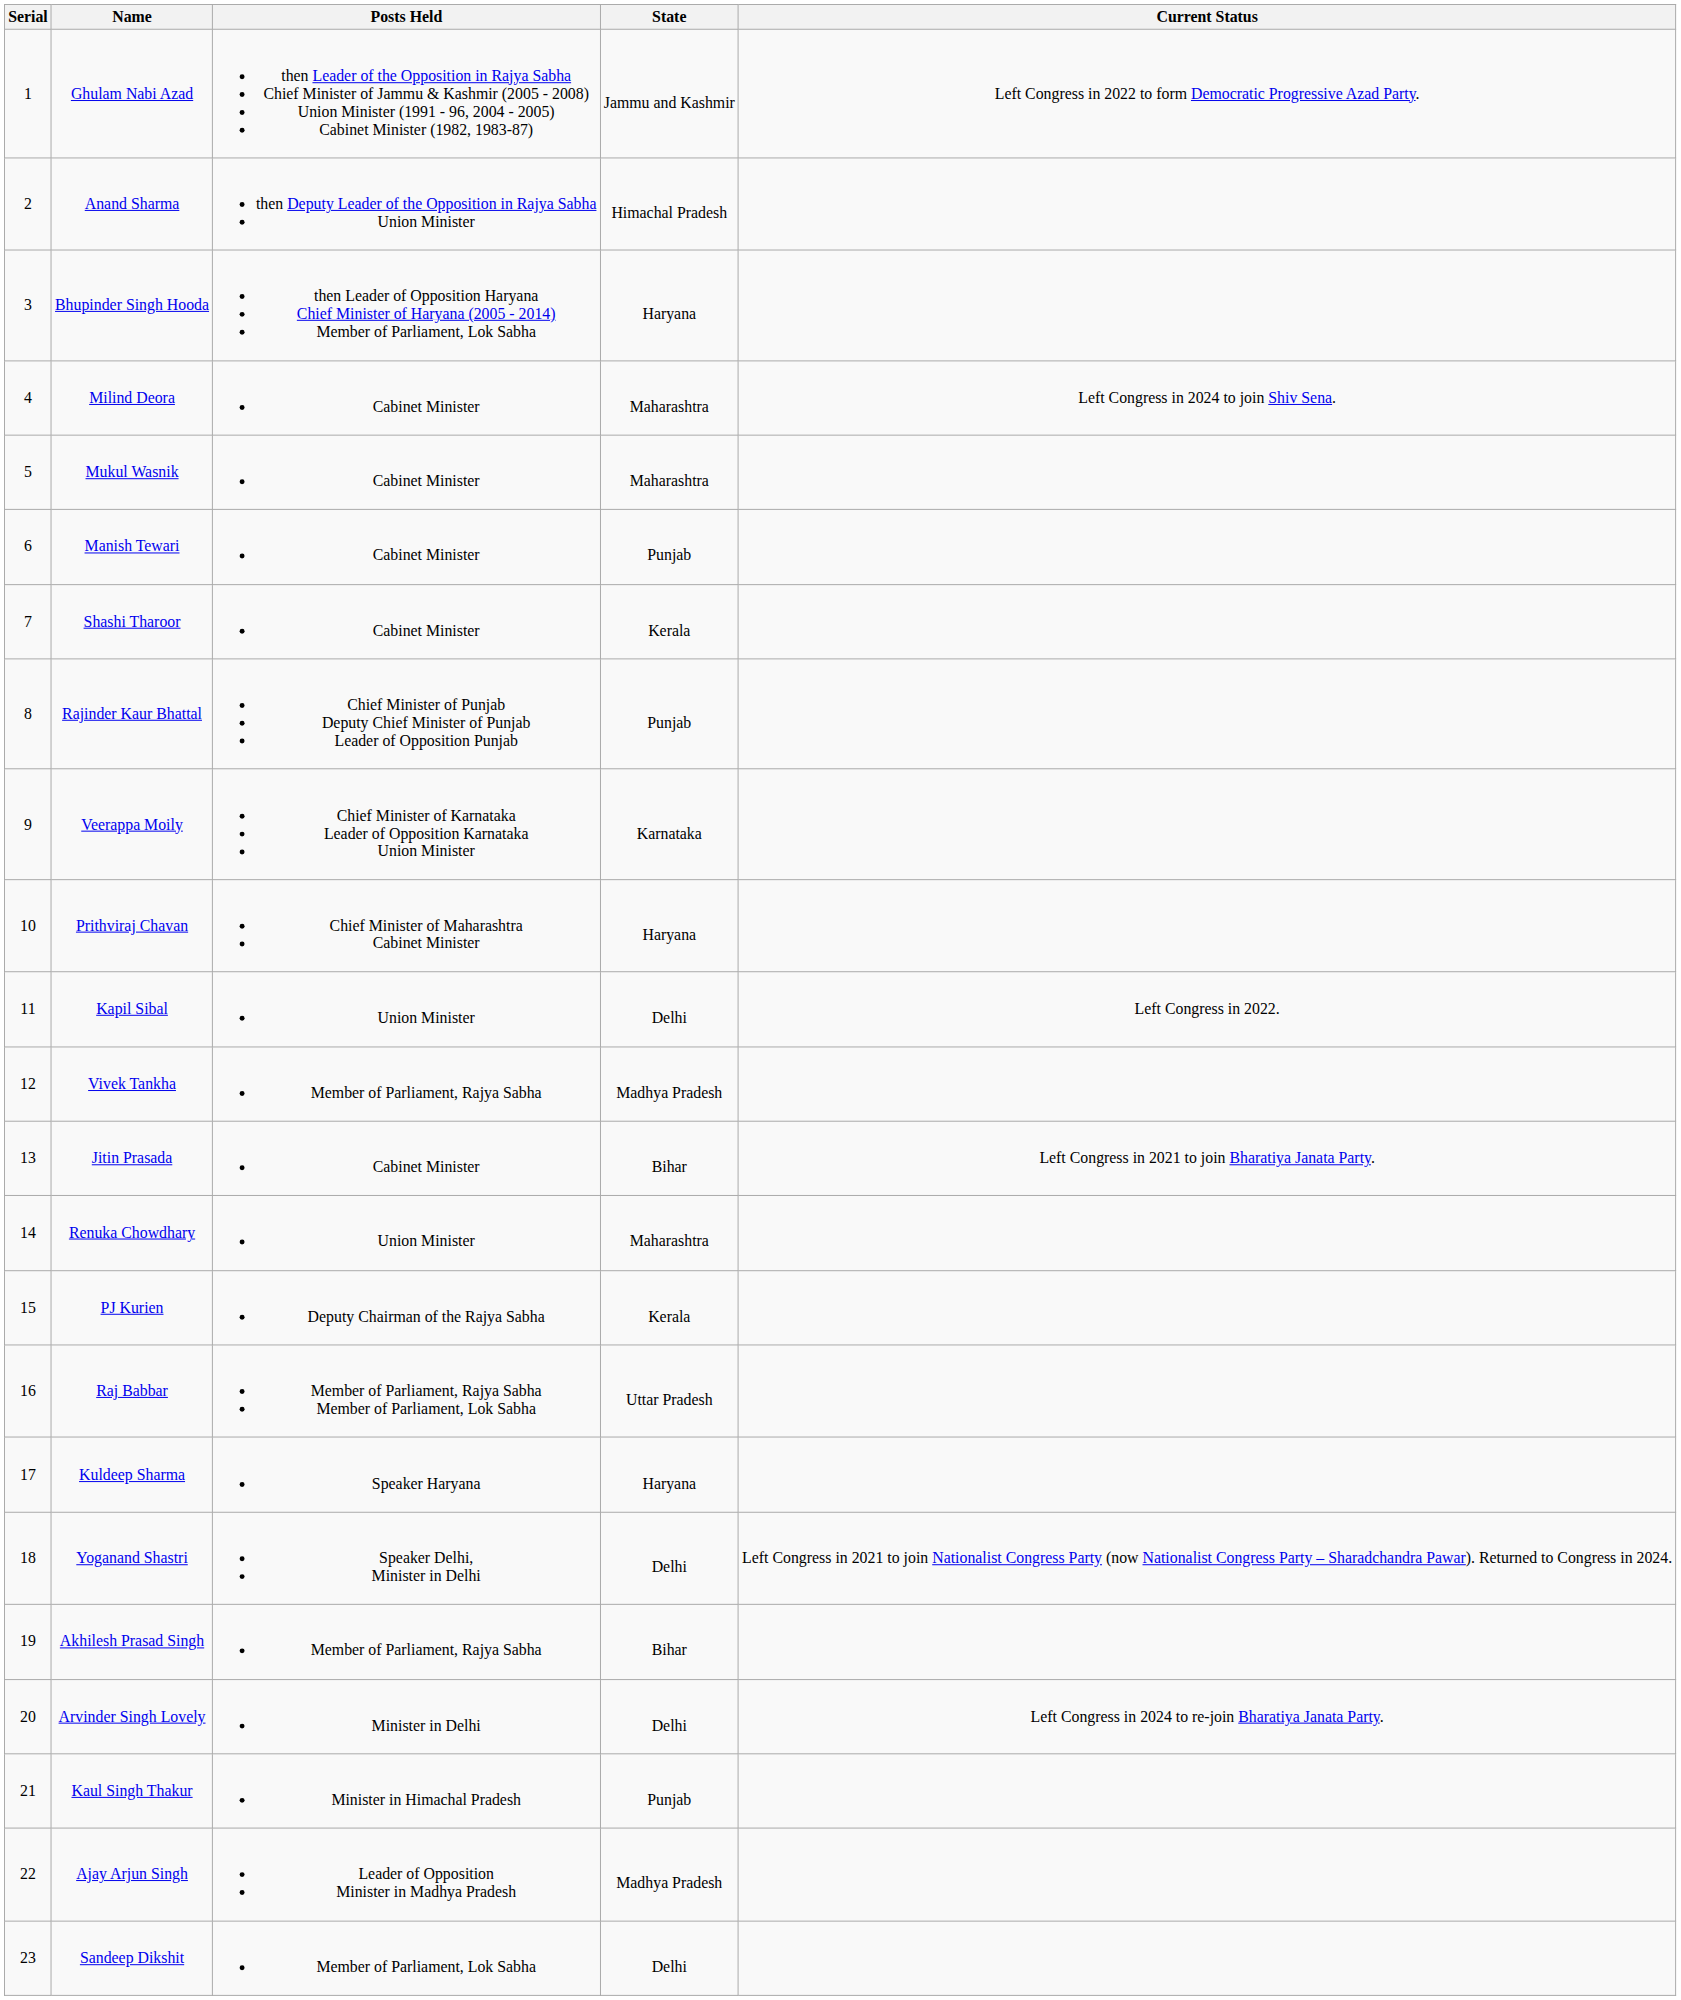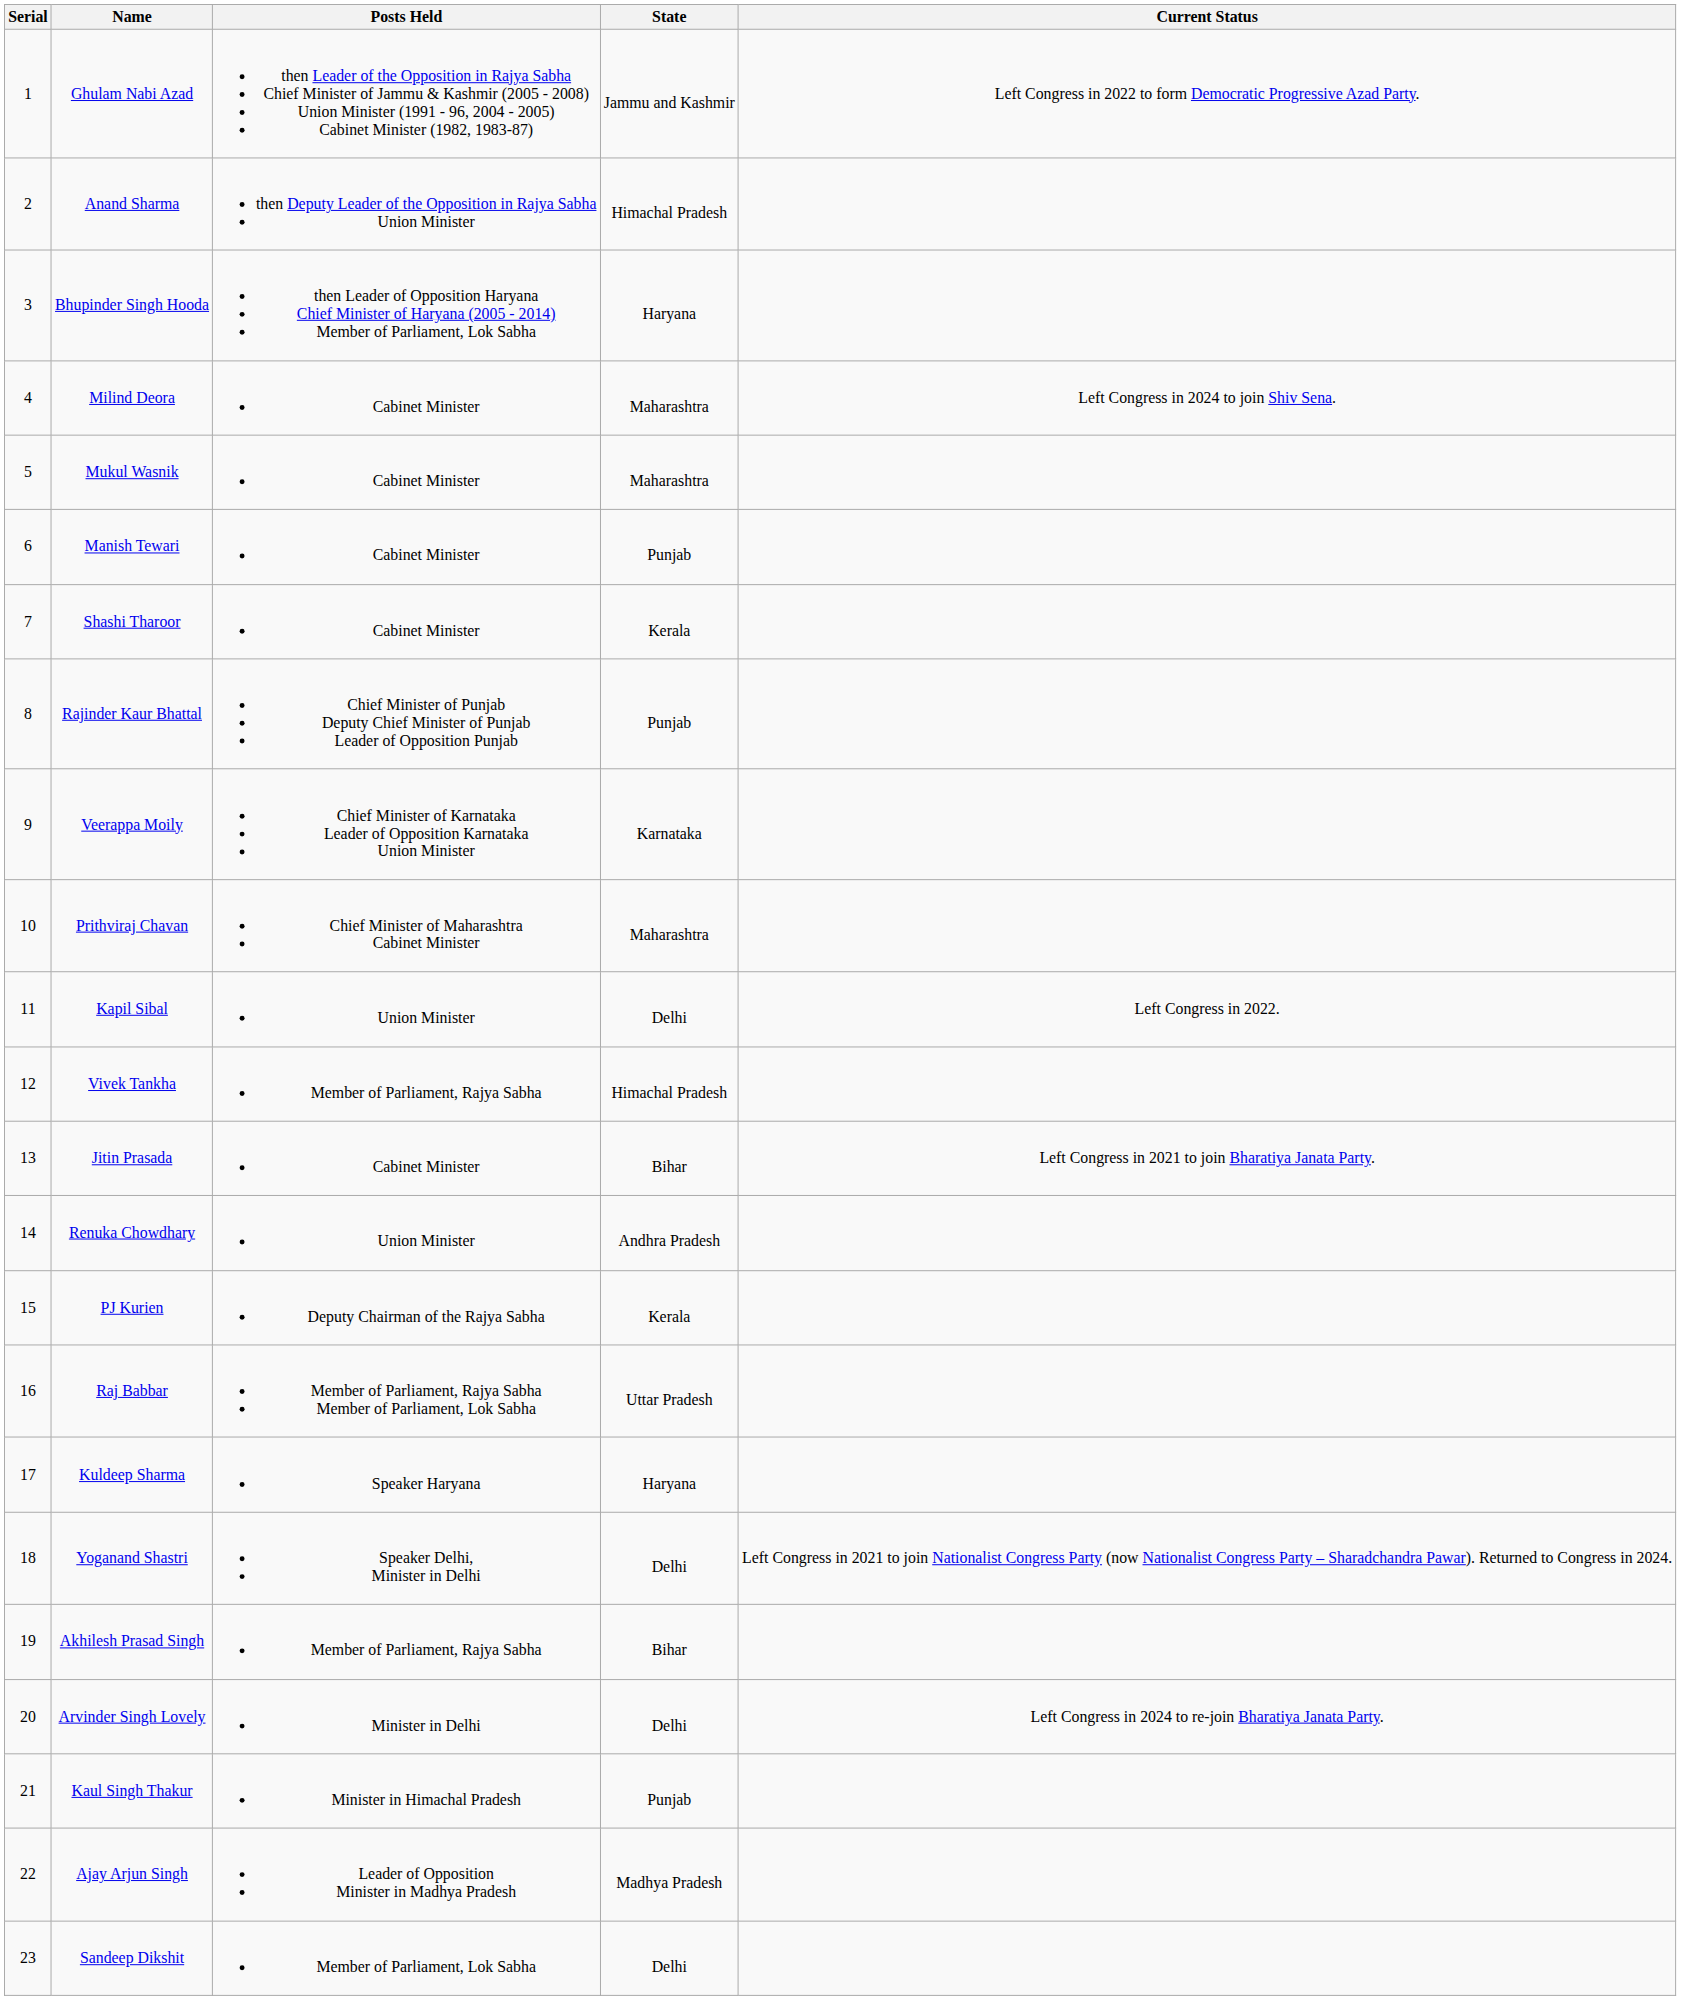(669, 934) Haryana -> (669, 934) Maharashtra
(669, 1092) Madhya Pradesh -> (669, 1092) Himachal Pradesh
(669, 1241) Maharashtra -> (669, 1241) Andhra Pradesh
